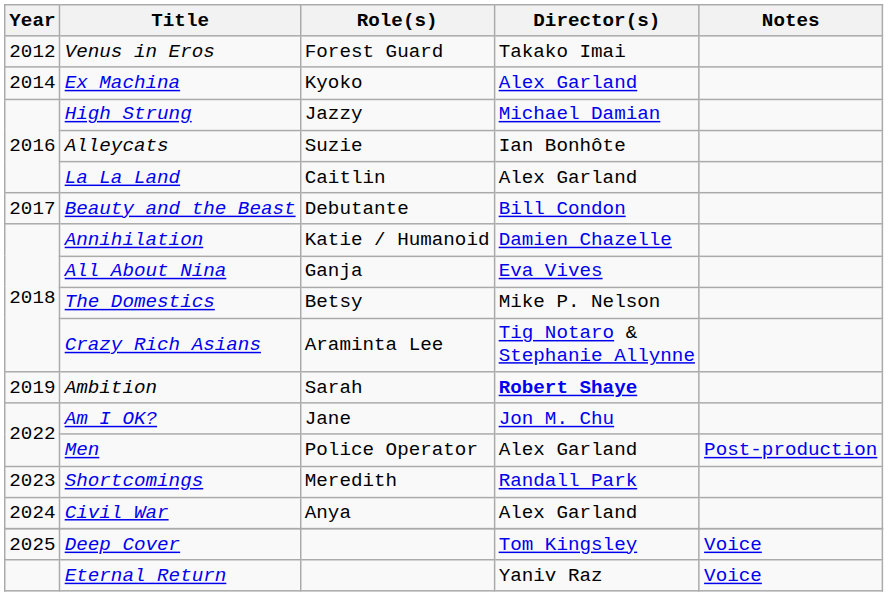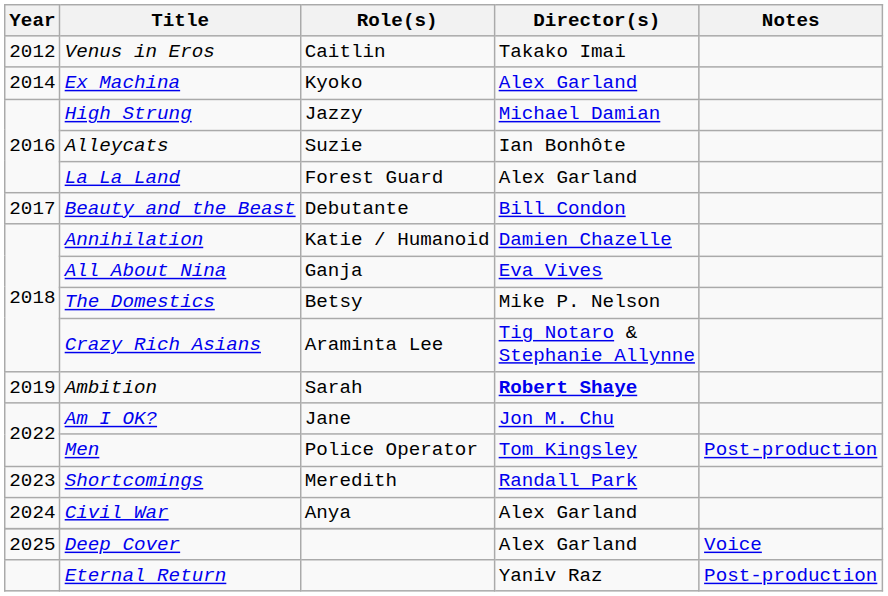(374, 52) Forest Guard -> (345, 52) Caitlin
(345, 177) Caitlin -> (374, 177) Forest Guard
(568, 450) Alex Garland -> (568, 450) Tom Kingsley
(568, 544) Tom Kingsley -> (568, 544) Alex Garland
(733, 576) Voice -> (791, 576) Post-production
